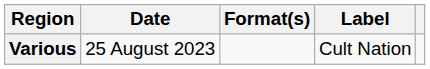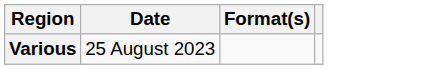- column: (365, 19)
